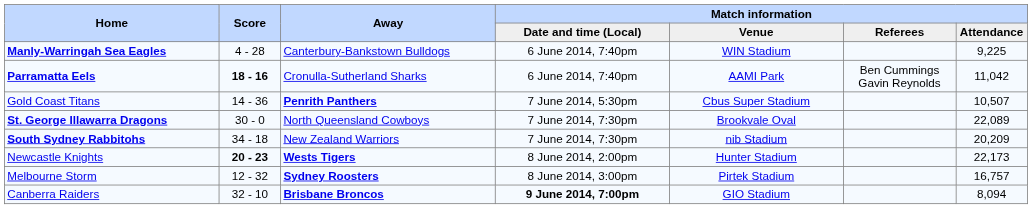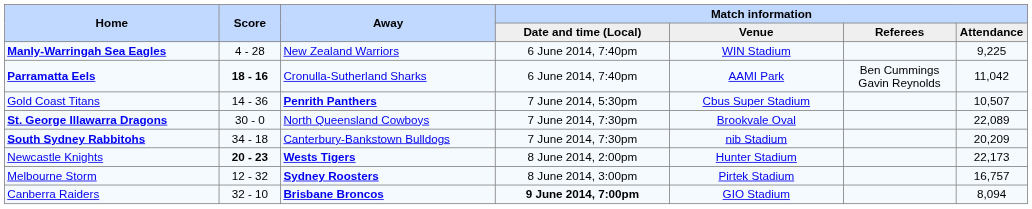(367, 51) Canterbury-Bankstown Bulldogs -> (341, 51) New Zealand Warriors
(341, 138) New Zealand Warriors -> (367, 138) Canterbury-Bankstown Bulldogs
